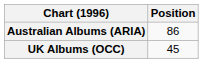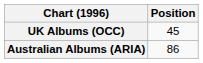rows swapped: (76, 31) <-> (76, 49)
